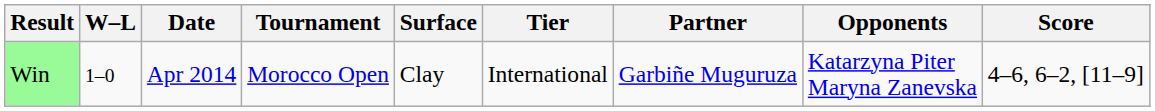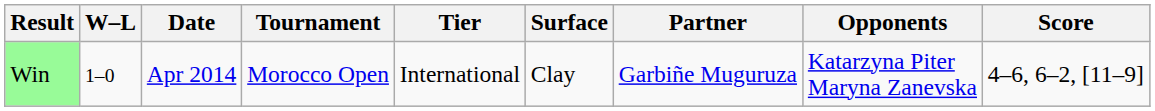columns swapped: (548, 23) <-> (438, 23)
